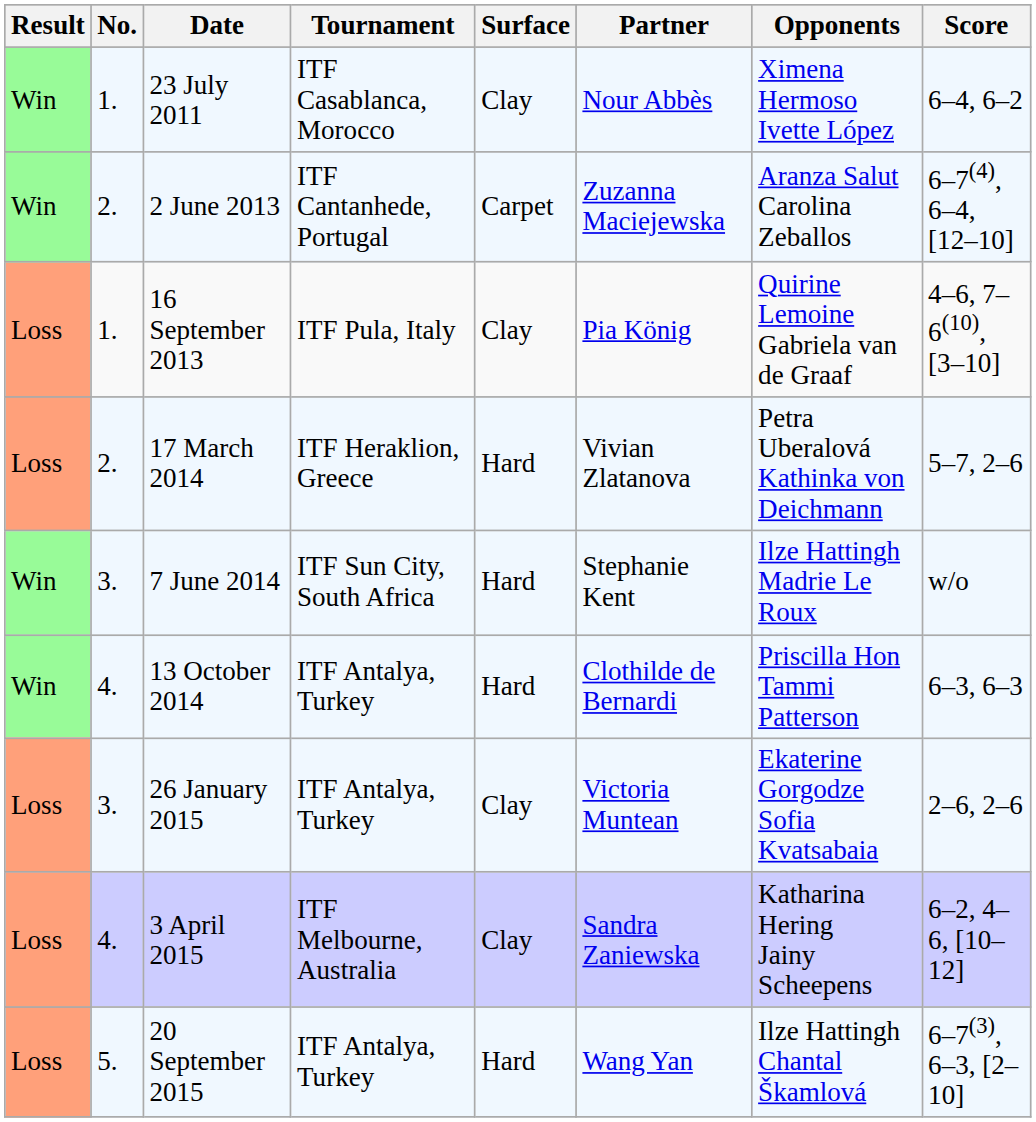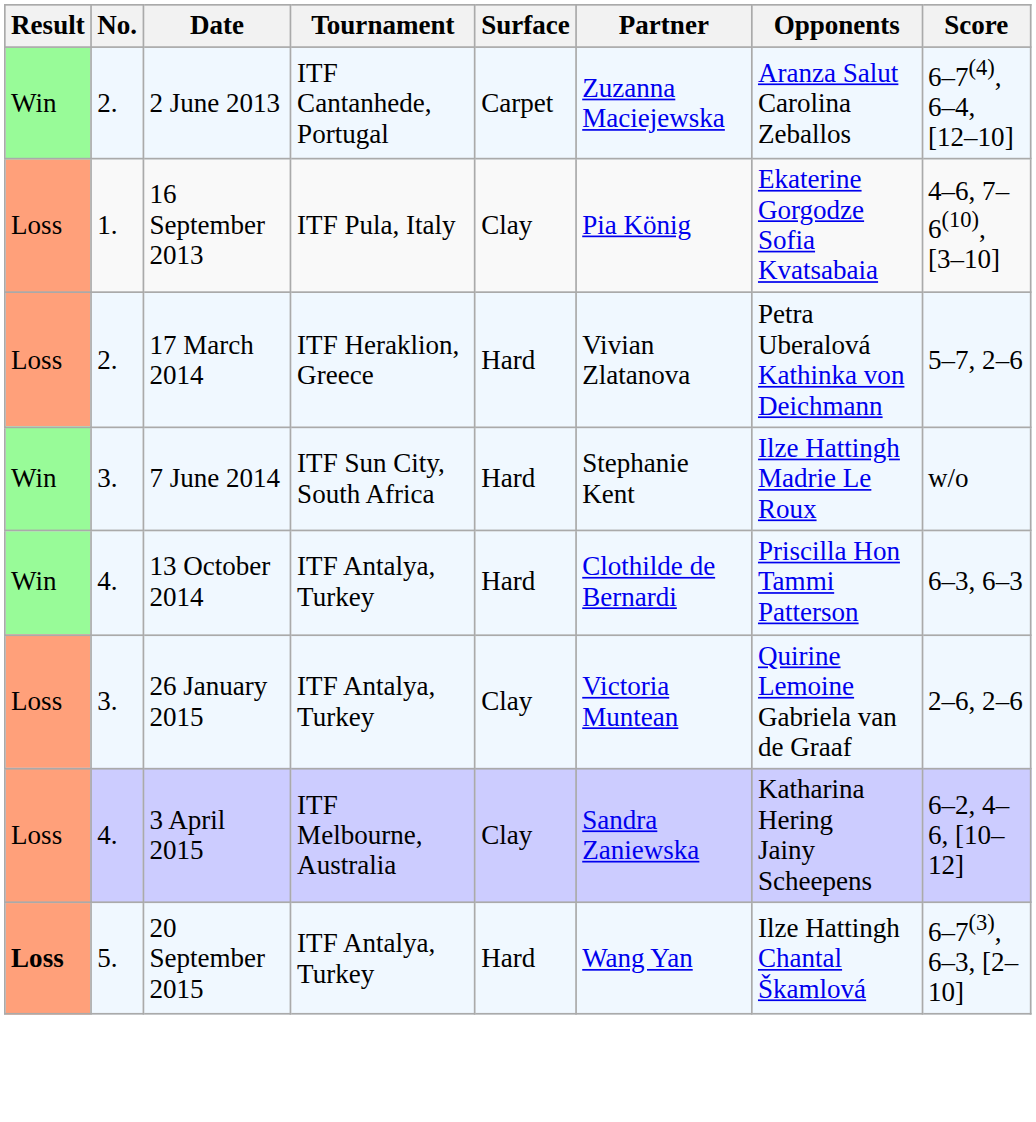- row: (189, 99)
(828, 329) Quirine Lemoine Gabriela van de Graaf -> (818, 225) Ekaterine Gorgodze Sofia Kvatsabaia
(818, 804) Ekaterine Gorgodze Sofia Kvatsabaia -> (827, 701) Quirine Lemoine Gabriela van de Graaf
(37, 1061) normal -> (37, 957) bold
